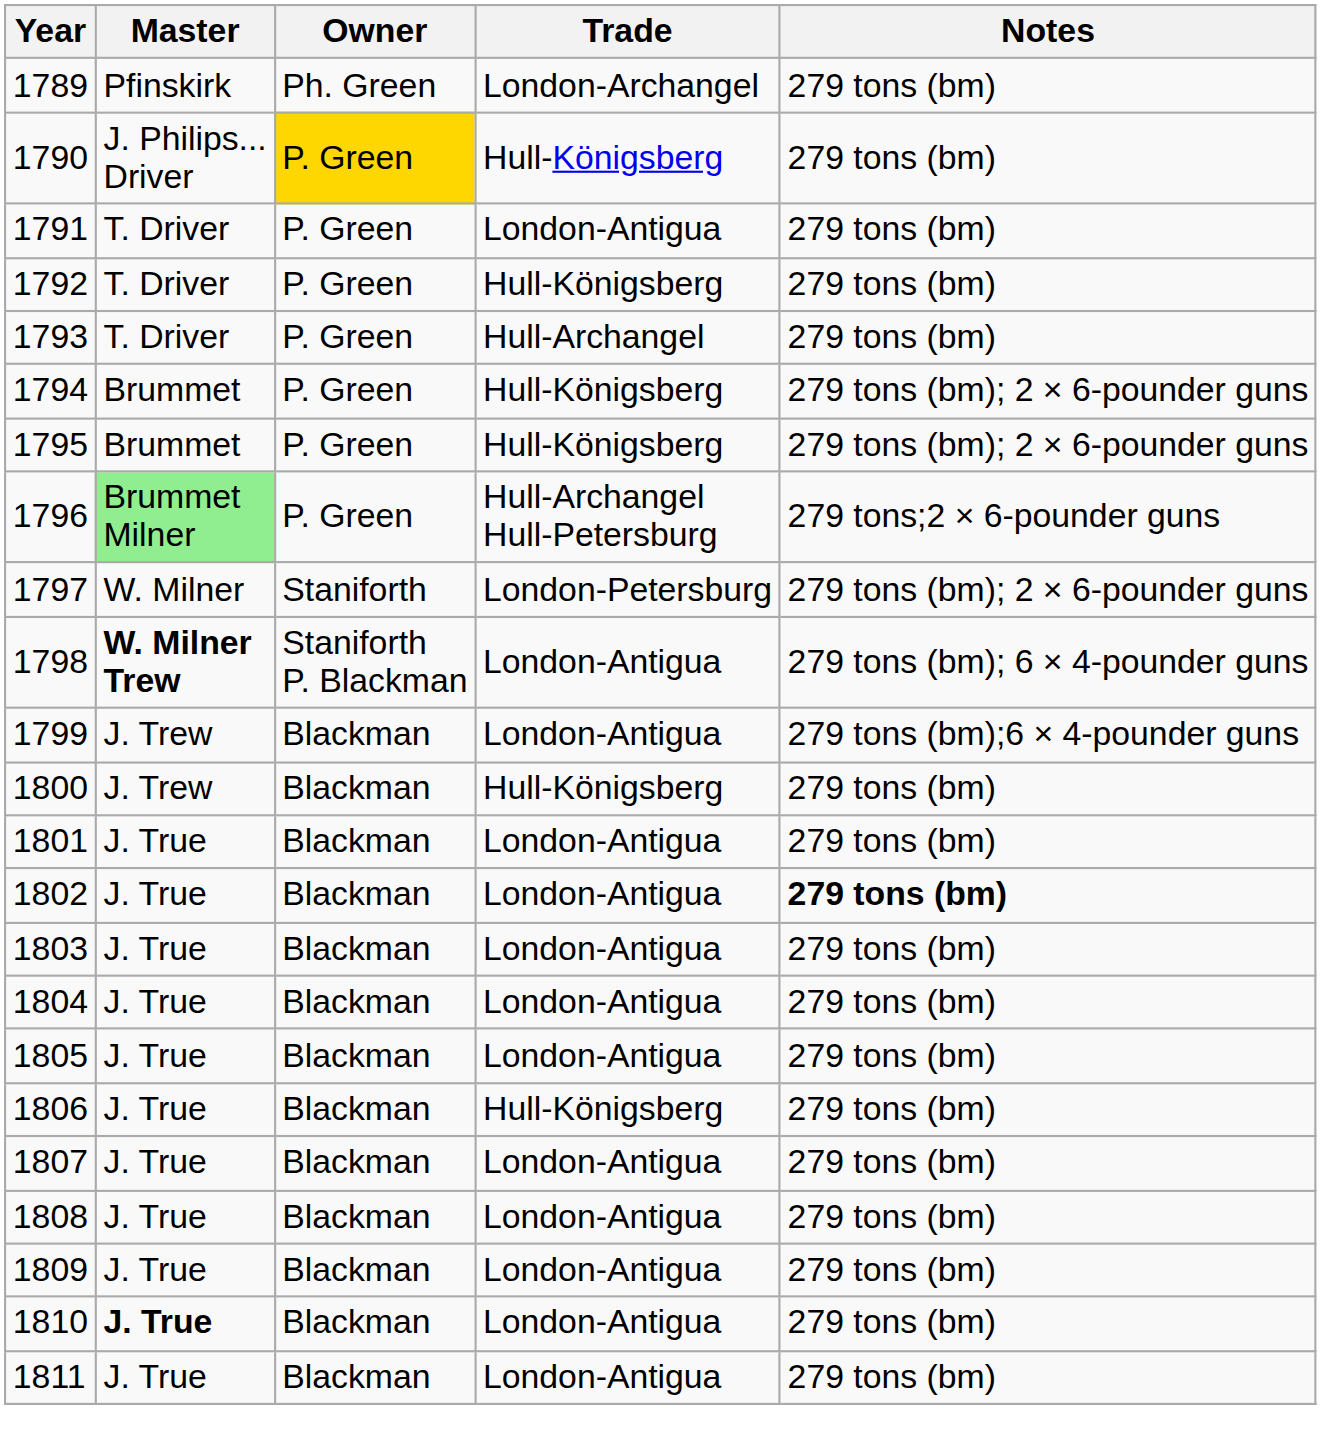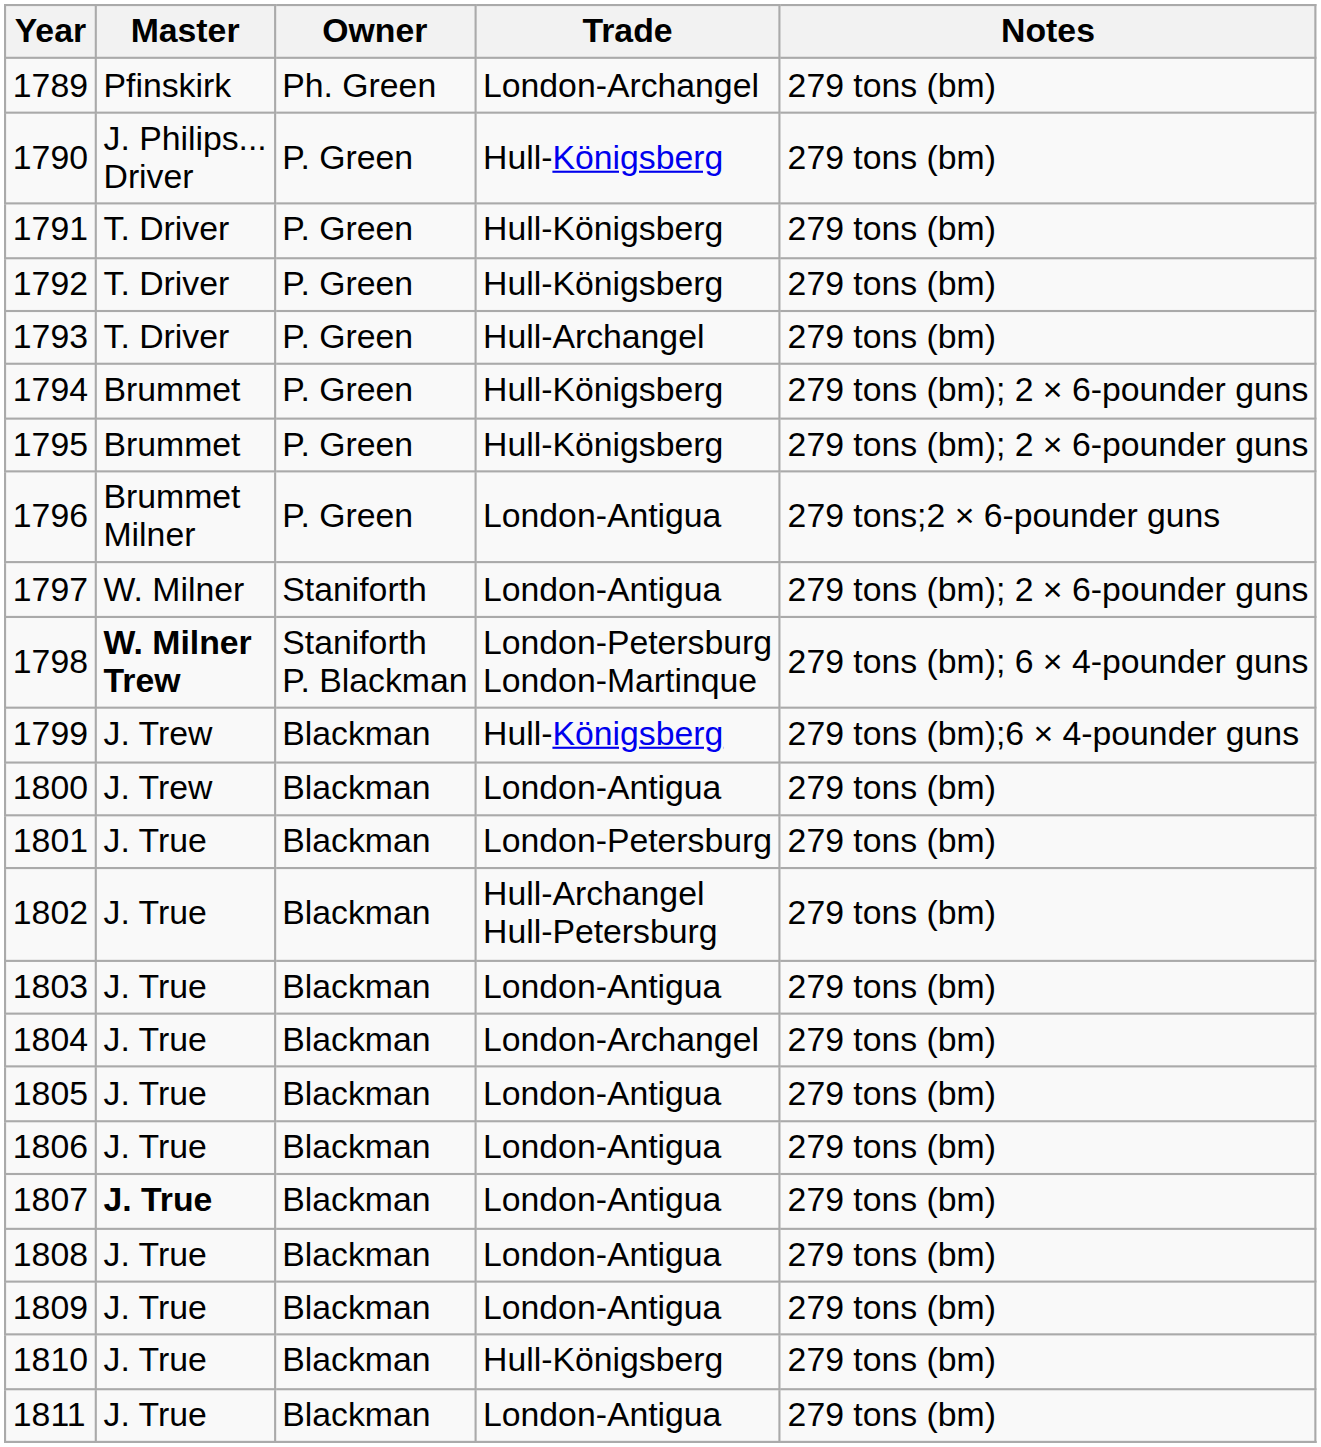(348, 157) gold background -> (348, 157) no background
(602, 229) London-Antigua -> (603, 229) Hull-Königsberg
(172, 516) lightgreen background -> (172, 516) no background
(600, 516) Hull-Archangel Hull-Petersburg -> (602, 516) London-Antigua
(628, 589) London-Petersburg -> (602, 589) London-Antigua
(602, 661) London-Antigua -> (628, 661) London-Petersburg London-Martinque
(602, 734) London-Antigua -> (603, 734) Hull-Königsberg
(603, 787) Hull-Königsberg -> (602, 787) London-Antigua
(602, 841) London-Antigua -> (628, 841) London-Petersburg
(602, 894) London-Antigua -> (600, 913) Hull-Archangel Hull-Petersburg
(897, 894) bold -> (892, 913) normal
(602, 1001) London-Antigua -> (621, 1039) London-Archangel
(603, 1108) Hull-Königsberg -> (602, 1146) London-Antigua
(155, 1162) normal -> (158, 1200) bold
(158, 1323) bold -> (155, 1361) normal
(602, 1323) London-Antigua -> (603, 1361) Hull-Königsberg
